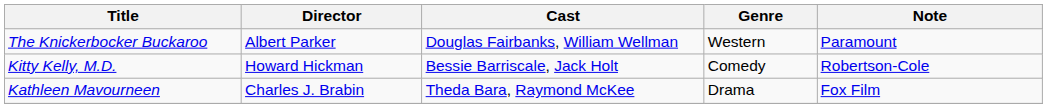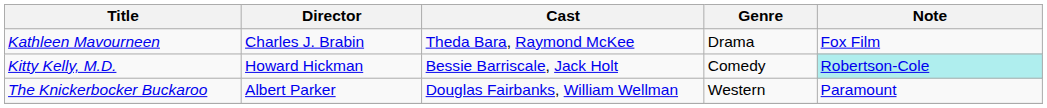rows swapped: (84, 90) <-> (108, 41)
(875, 66) no background -> (875, 66) paleturquoise background
